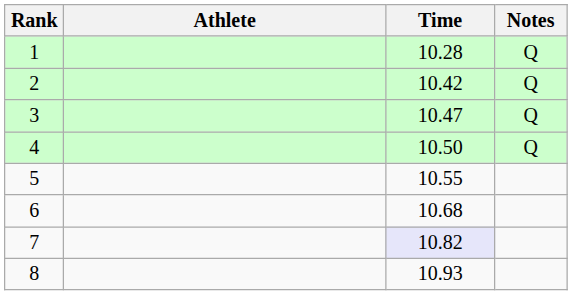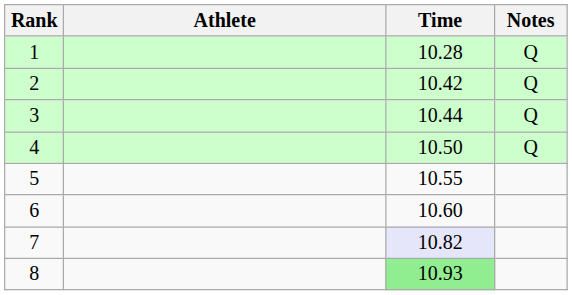(440, 115) 10.47 -> (440, 115) 10.44
(440, 210) 10.68 -> (440, 210) 10.60
(440, 274) no background -> (440, 274) lightgreen background
